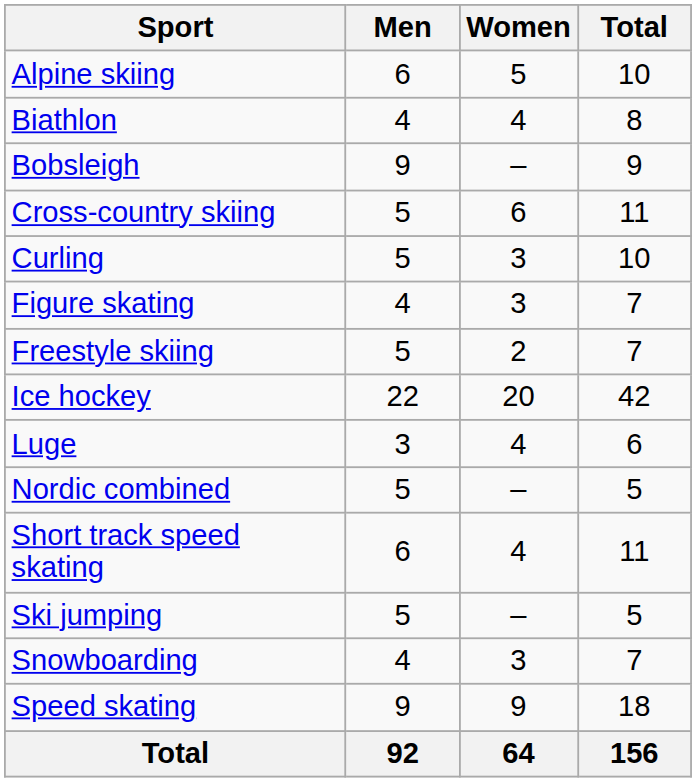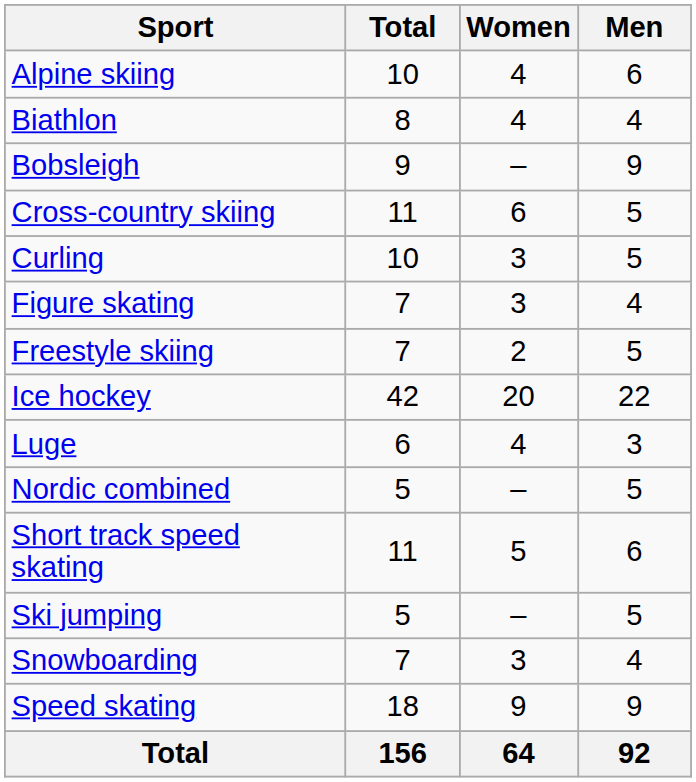columns swapped: (403, 27) <-> (634, 27)
(518, 73) 5 -> (518, 73) 4
(518, 551) 4 -> (518, 551) 5
